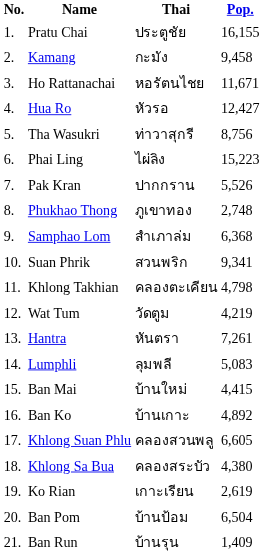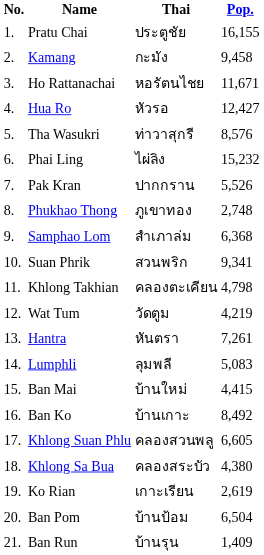(237, 134) 8,756 -> (237, 134) 8,576
(240, 159) 15,223 -> (240, 159) 15,232
(237, 414) 4,892 -> (237, 414) 8,492
